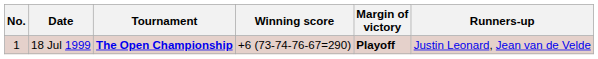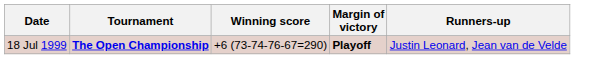- column: (16, 20)
